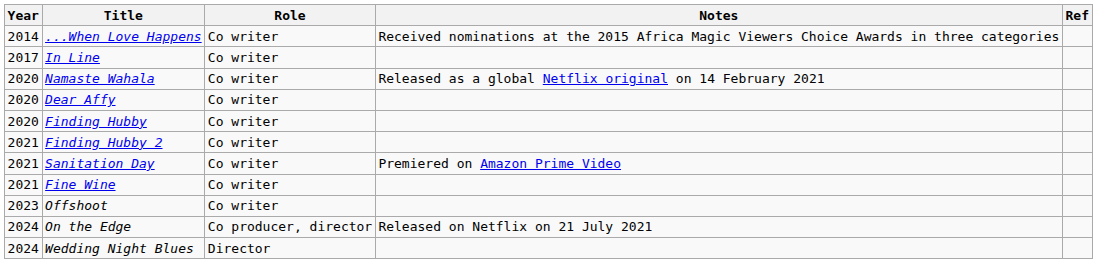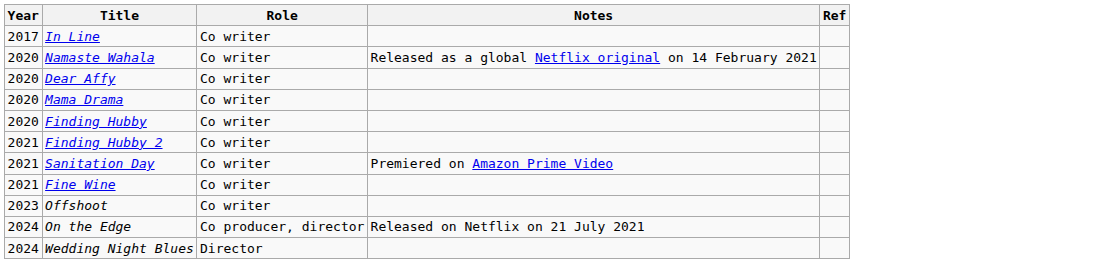- row: (123, 36)
+ row: (84, 100)
